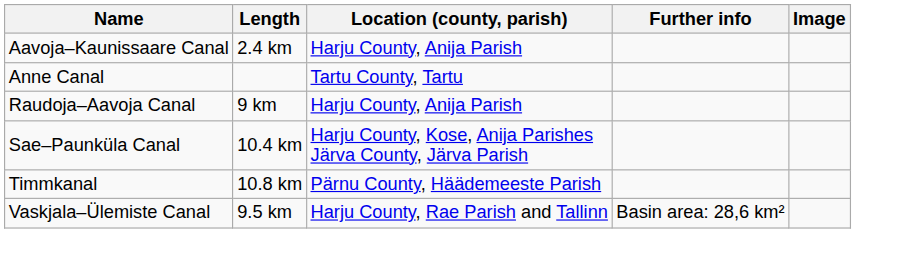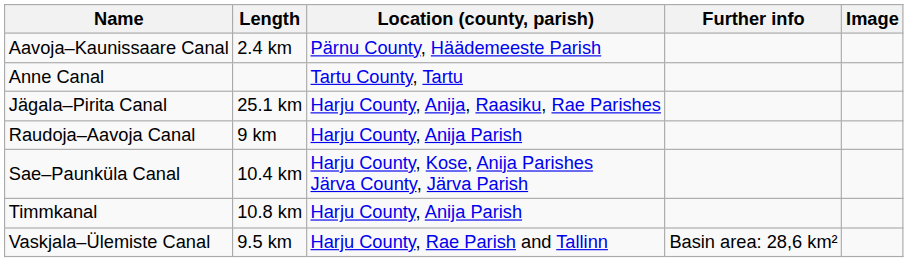(416, 47) Harju County, Anija Parish -> (456, 47) Pärnu County, Häädemeeste Parish
+ row: (88, 105)
(456, 184) Pärnu County, Häädemeeste Parish -> (416, 213) Harju County, Anija Parish
